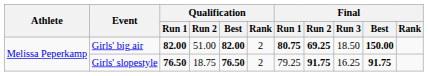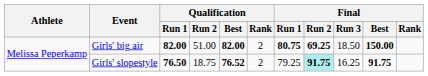(233, 62) 76.50 -> (233, 62) 76.52
(319, 62) no background -> (319, 62) paleturquoise background
